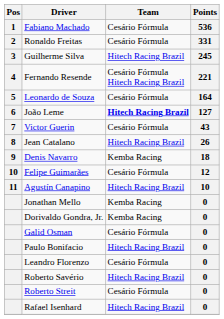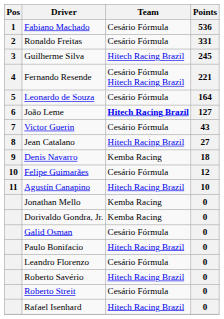(205, 142) 26 -> (205, 142) 27
